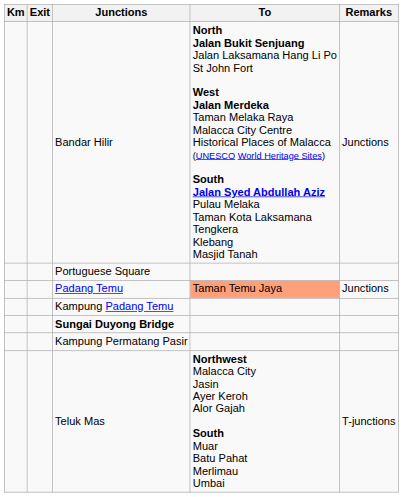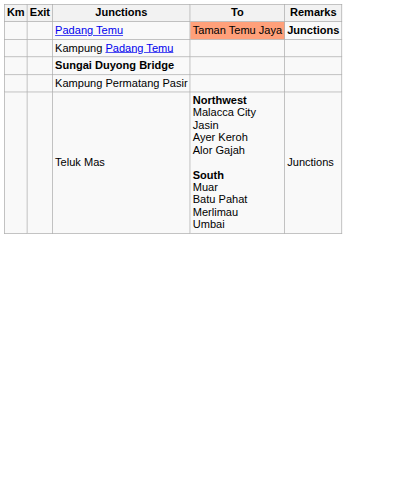- row: (84, 142)
- row: (103, 271)
(365, 289) normal -> (313, 30) bold
(369, 421) T-junctions -> (311, 162) Junctions
